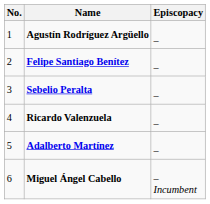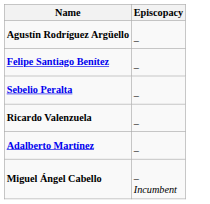- column: (14, 12)
